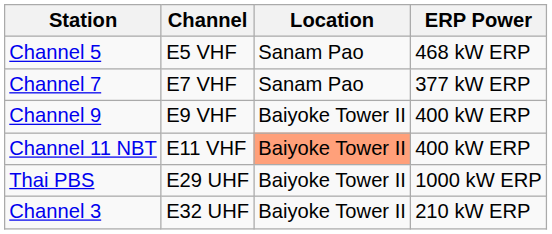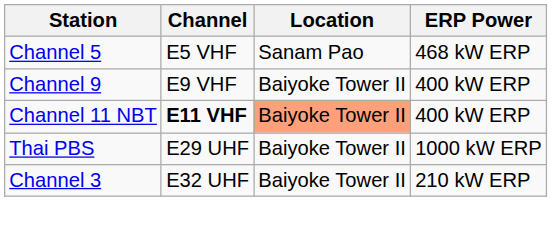- row: (55, 84)
(206, 148) normal -> (206, 116) bold
